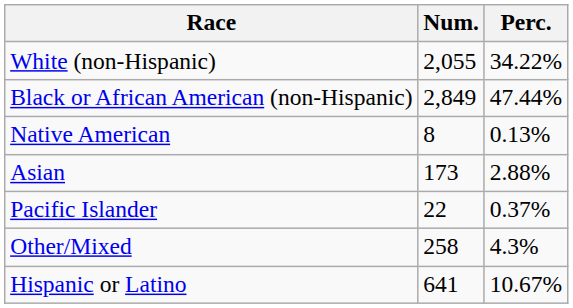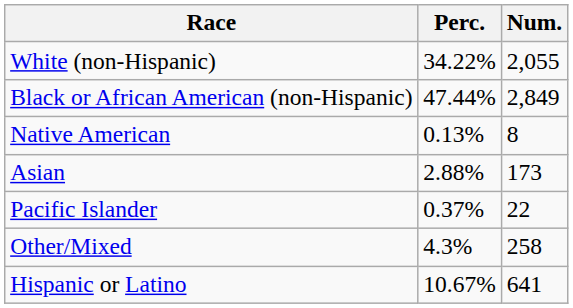columns swapped: (451, 23) <-> (526, 23)
